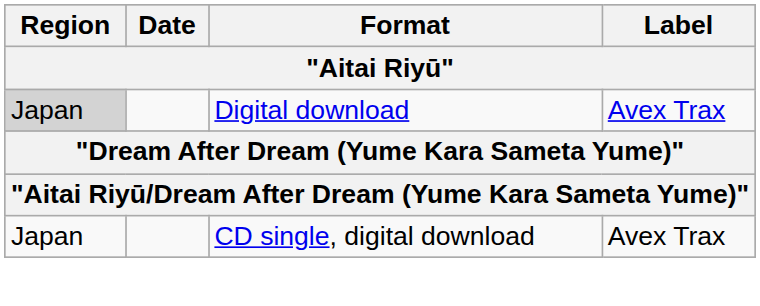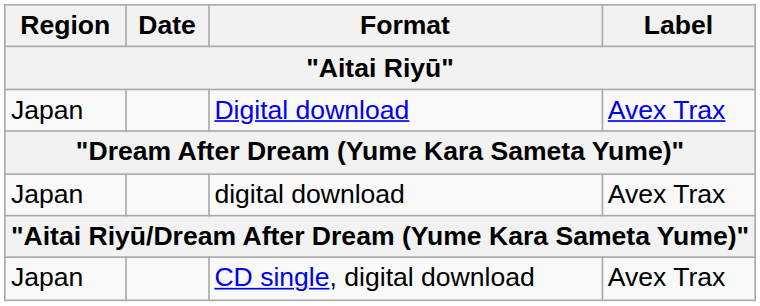(47, 109) lightgrey background -> (47, 109) no background
+ row: (310, 194)
